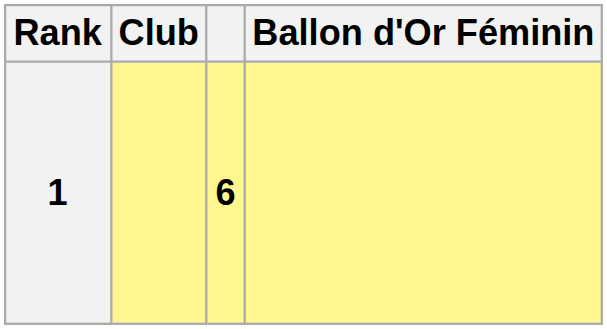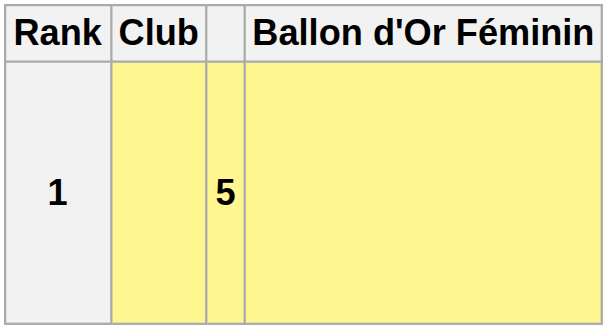(226, 192) 6 -> (226, 192) 5
